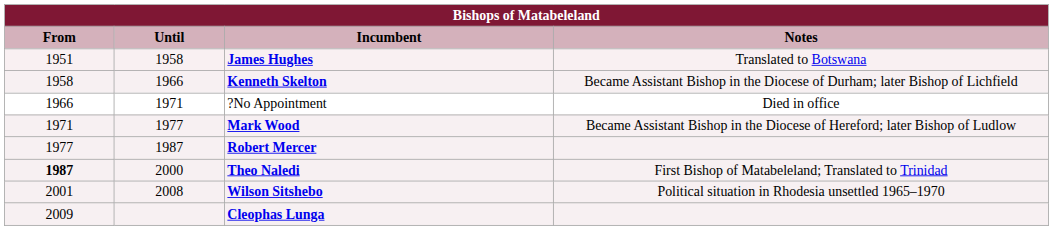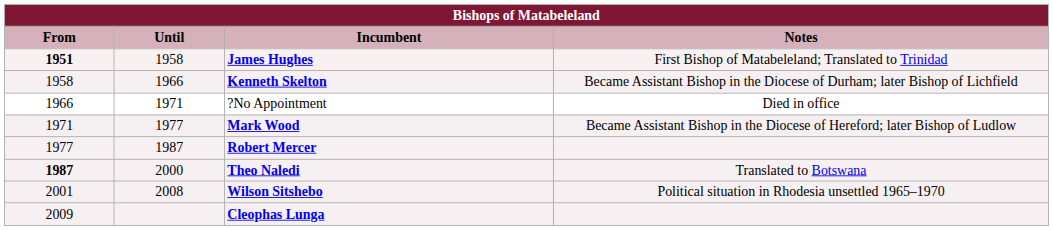(59, 59) normal -> (59, 59) bold
(801, 59) Translated to Botswana -> (801, 59) First Bishop of Matabeleland; Translated to Trinidad
(801, 170) First Bishop of Matabeleland; Translated to Trinidad -> (801, 170) Translated to Botswana
